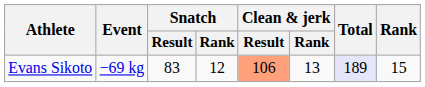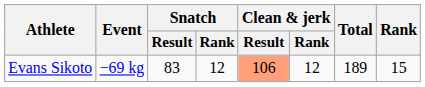(312, 68) 13 -> (312, 68) 12
(355, 68) lavender background -> (355, 68) no background
